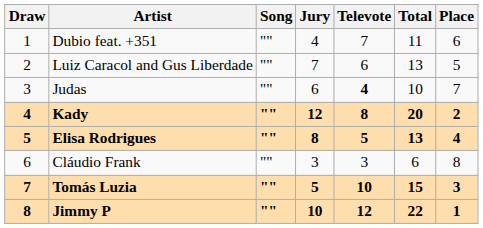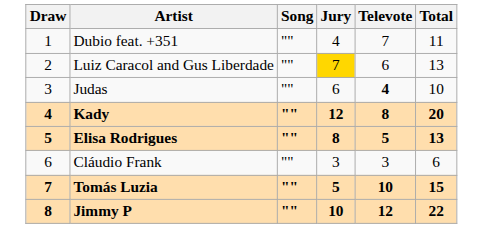- column: (457, 16)
(315, 65) no background -> (336, 65) gold background
